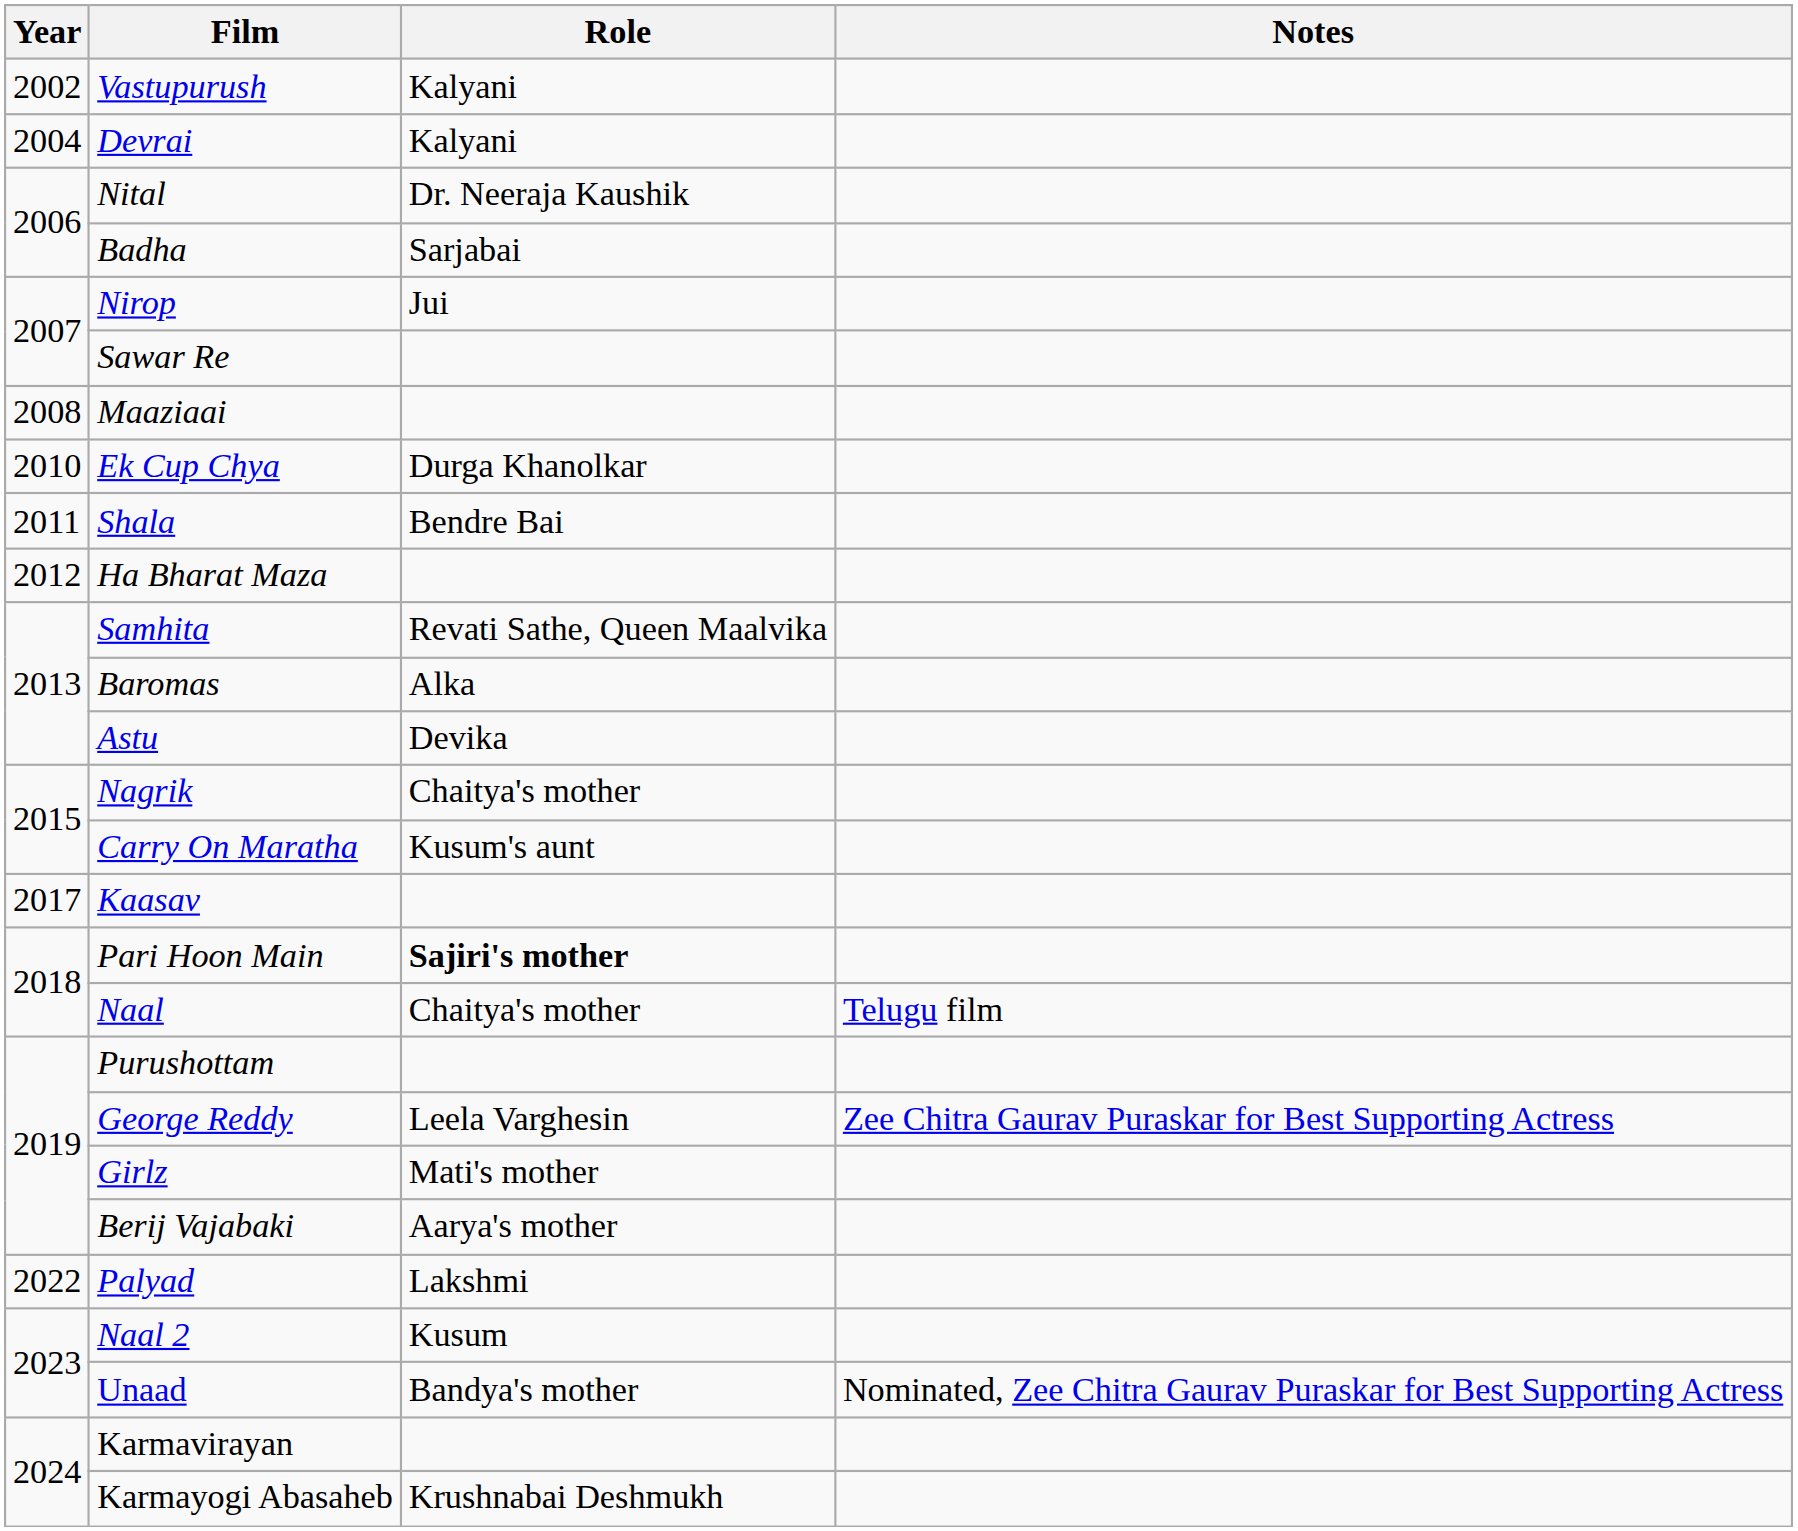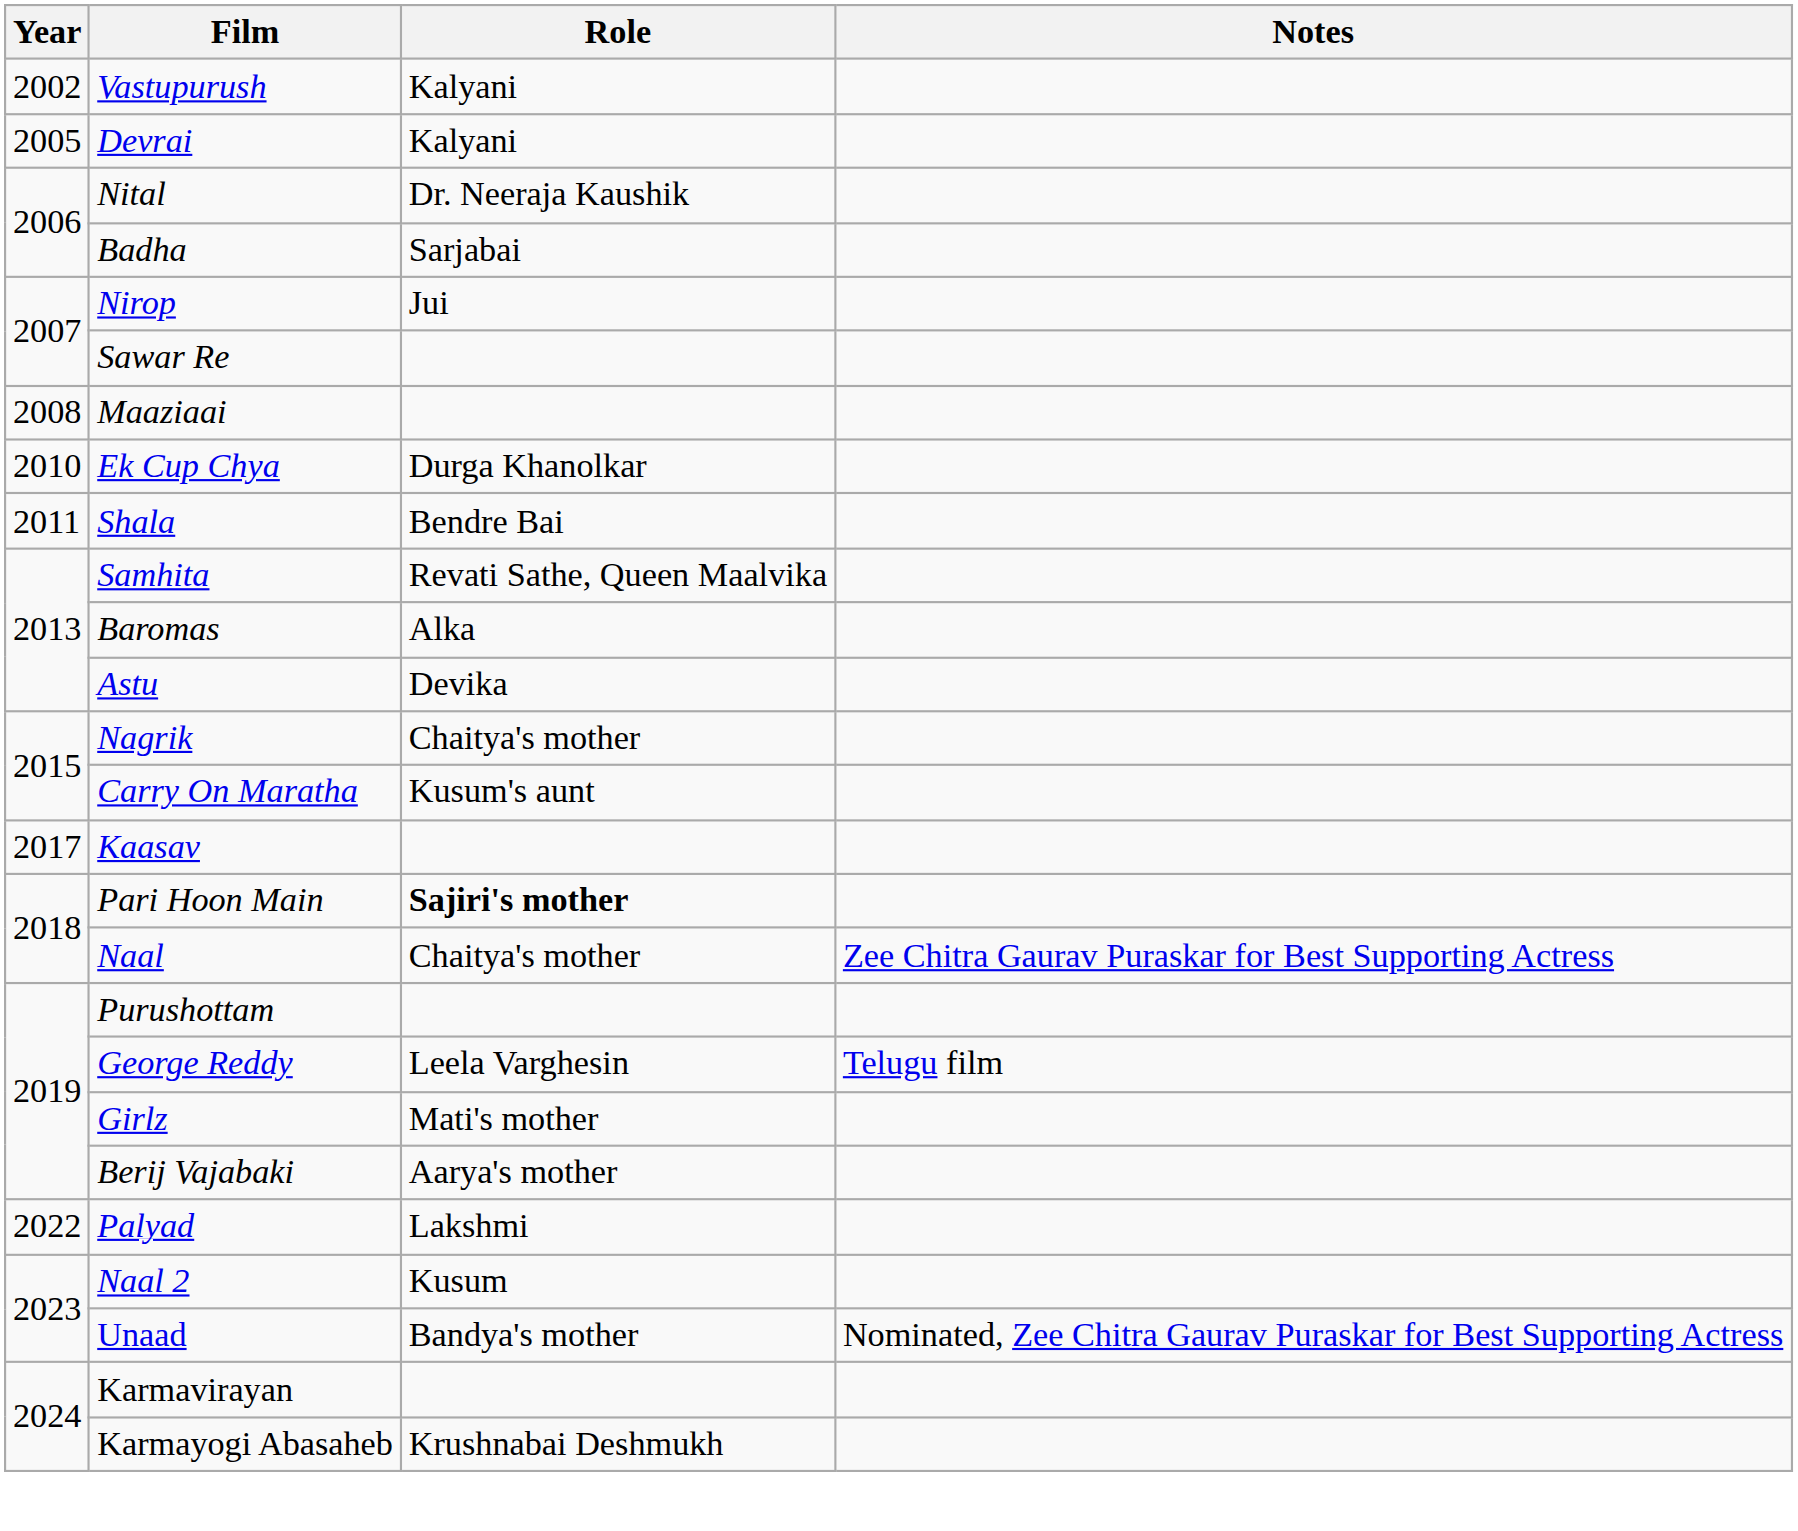(47, 140) 2004 -> (47, 140) 2005
- row: (212, 574)
(923, 1009) Telugu film -> (1228, 954) Zee Chitra Gaurav Puraskar for Best Supporting Actress
(1228, 1117) Zee Chitra Gaurav Puraskar for Best Supporting Actress -> (923, 1063) Telugu film
